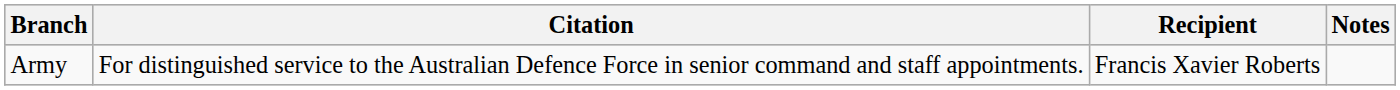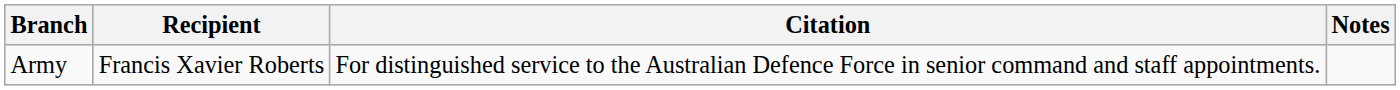columns swapped: (1208, 24) <-> (591, 24)
